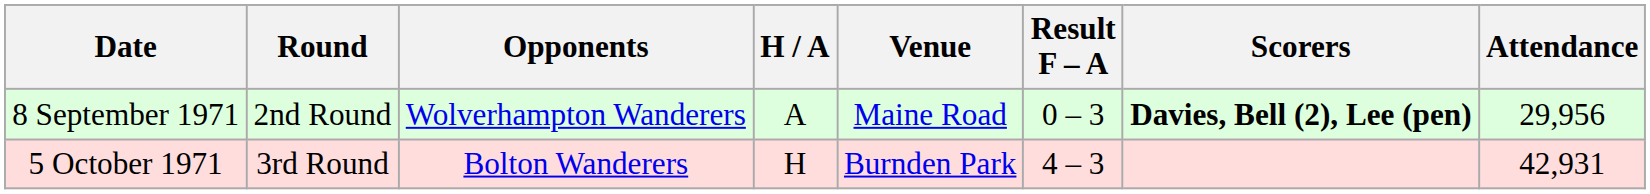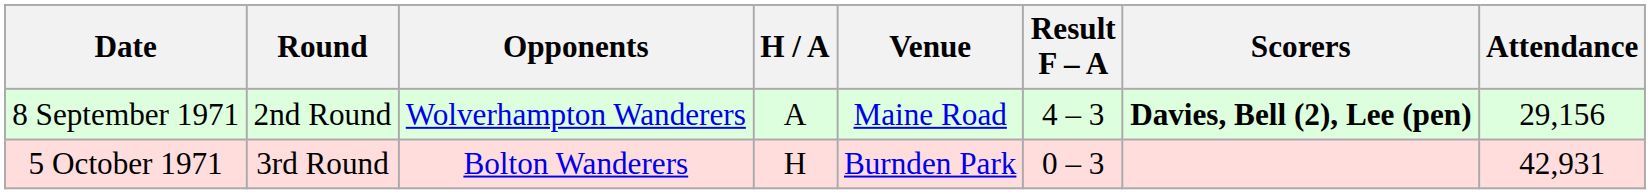(1073, 113) 0 – 3 -> (1073, 113) 4 – 3
(1562, 113) 29,956 -> (1562, 113) 29,156
(1073, 163) 4 – 3 -> (1073, 163) 0 – 3
